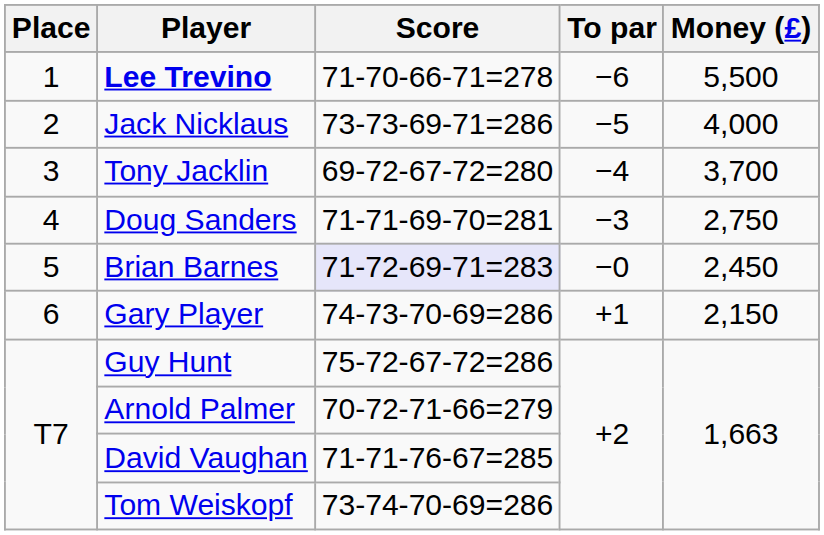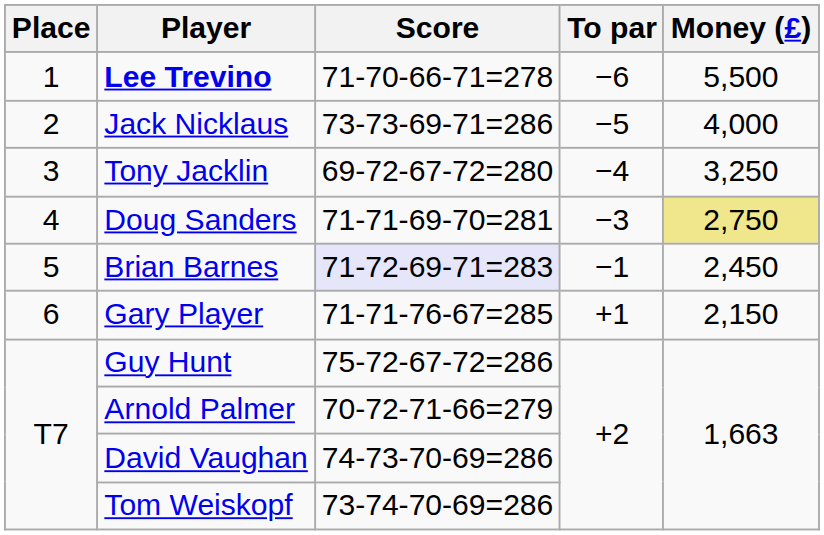(741, 171) 3,700 -> (741, 171) 3,250
(741, 219) no background -> (741, 219) khaki background
(612, 266) −0 -> (612, 266) −1
(438, 314) 74-73-70-69=286 -> (438, 314) 71-71-76-67=285
(438, 457) 71-71-76-67=285 -> (438, 457) 74-73-70-69=286
